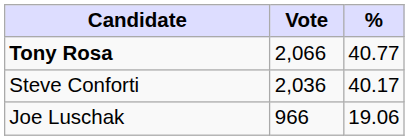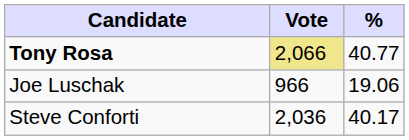(300, 53) no background -> (300, 53) khaki background
rows swapped: (74, 85) <-> (67, 118)
